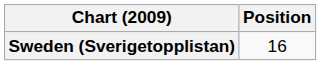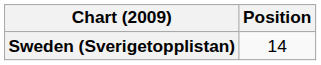(277, 45) 16 -> (277, 45) 14
